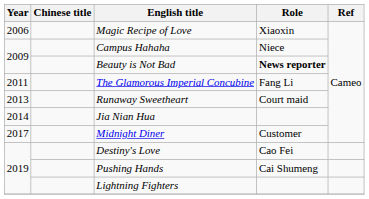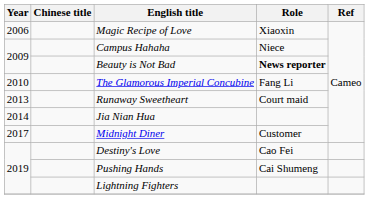(18, 82) 2011 -> (18, 82) 2010
